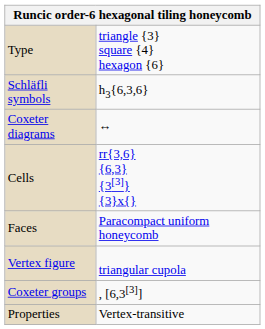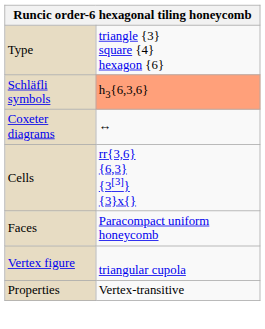(124, 92) no background -> (124, 92) lightsalmon background
- row: (47, 292)
